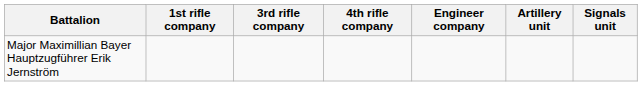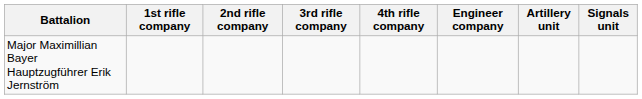+ column: (243, 20)
